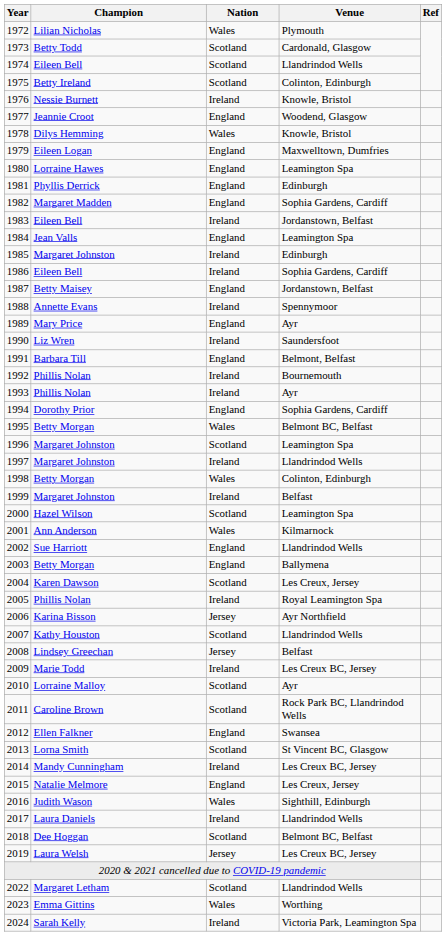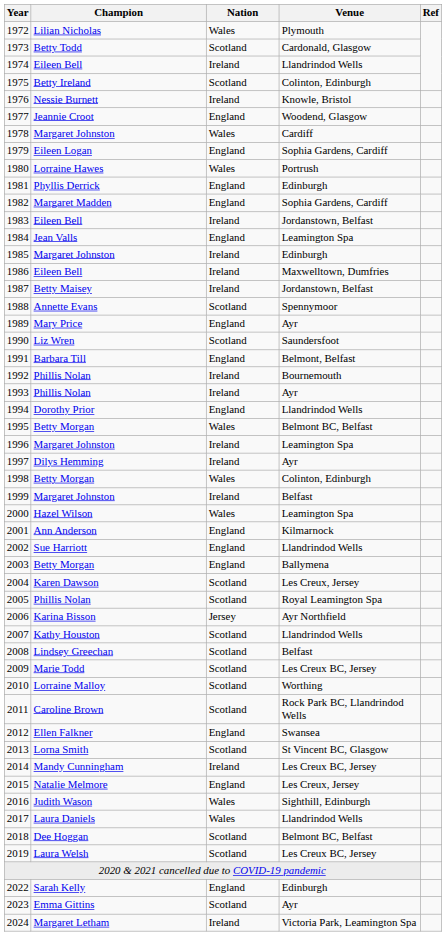(228, 64) Scotland -> (224, 64) Ireland
(69, 133) Dilys Hemming -> (74, 133) Margaret Johnston
(316, 133) Knowle, Bristol -> (297, 133) Cardiff
(335, 151) Maxwelltown, Dumfries -> (335, 151) Sophia Gardens, Cardiff
(227, 168) England -> (222, 168) Wales
(317, 168) Leamington Spa -> (300, 168) Portrush
(335, 271) Sophia Gardens, Cardiff -> (335, 271) Maxwelltown, Dumfries
(227, 289) England -> (224, 289) Ireland
(224, 306) Ireland -> (228, 306) Scotland
(224, 340) Ireland -> (228, 340) Scotland
(335, 409) Sophia Gardens, Cardiff -> (322, 409) Llandrindod Wells
(228, 444) Scotland -> (224, 444) Ireland
(74, 461) Margaret Johnston -> (69, 461) Dilys Hemming
(322, 461) Llandrindod Wells -> (290, 461) Ayr
(228, 513) Scotland -> (222, 513) Wales
(222, 530) Wales -> (227, 530) England
(224, 599) Ireland -> (228, 599) Scotland
(222, 651) Jersey -> (228, 651) Scotland
(224, 668) Ireland -> (228, 668) Scotland
(290, 686) Ayr -> (302, 686) Worthing
(224, 819) Ireland -> (222, 819) Wales
(222, 853) Jersey -> (228, 853) Scotland
(71, 888) Margaret Letham -> (59, 888) Sarah Kelly
(228, 888) Scotland -> (227, 888) England
(322, 888) Llandrindod Wells -> (305, 888) Edinburgh
(222, 905) Wales -> (228, 905) Scotland
(302, 905) Worthing -> (290, 905) Ayr
(59, 922) Sarah Kelly -> (71, 922) Margaret Letham
